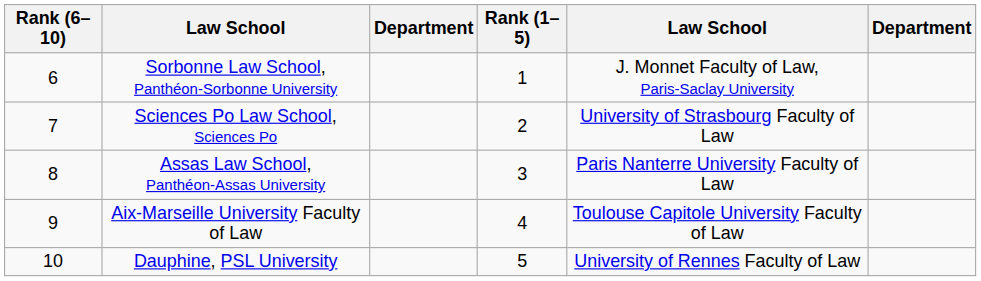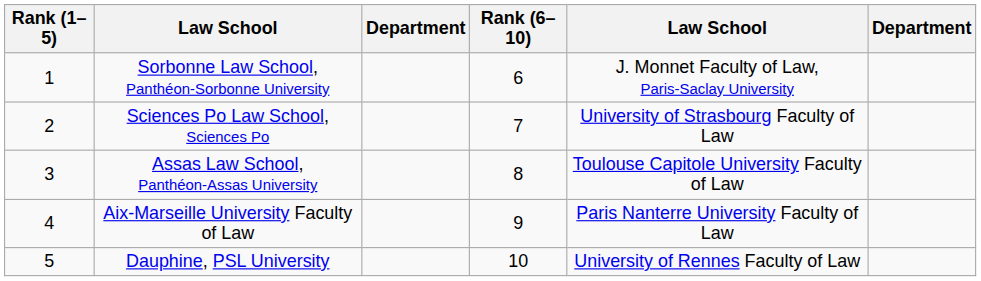columns swapped: (522, 28) <-> (53, 28)
(717, 174) Paris Nanterre University Faculty of Law -> (717, 174) Toulouse Capitole University Faculty of Law
(717, 223) Toulouse Capitole University Faculty of Law -> (717, 223) Paris Nanterre University Faculty of Law
